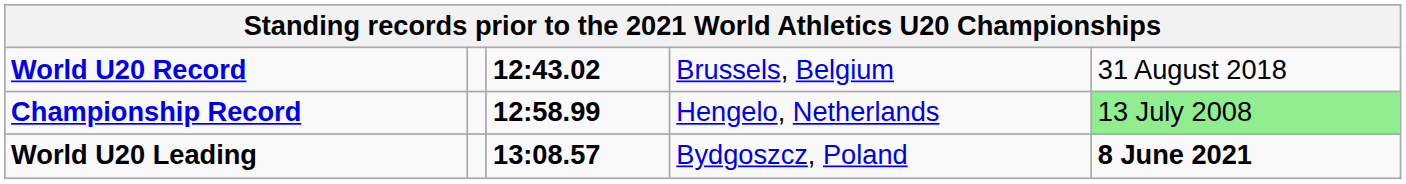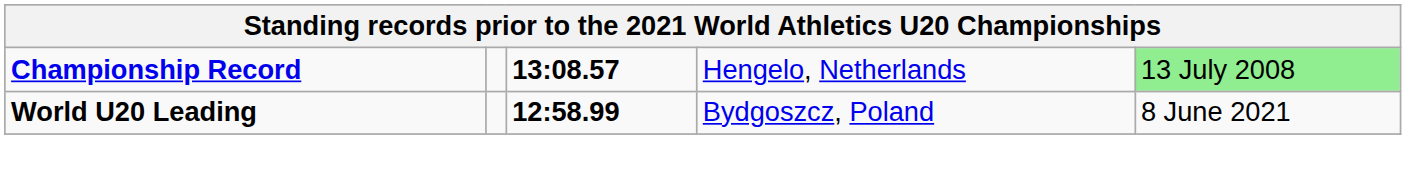- row: (129, 69)
(547, 112) 12:58.99 -> (566, 69) 13:08.57
(547, 155) 13:08.57 -> (566, 112) 12:58.99
(1175, 155) bold -> (1216, 112) normal
